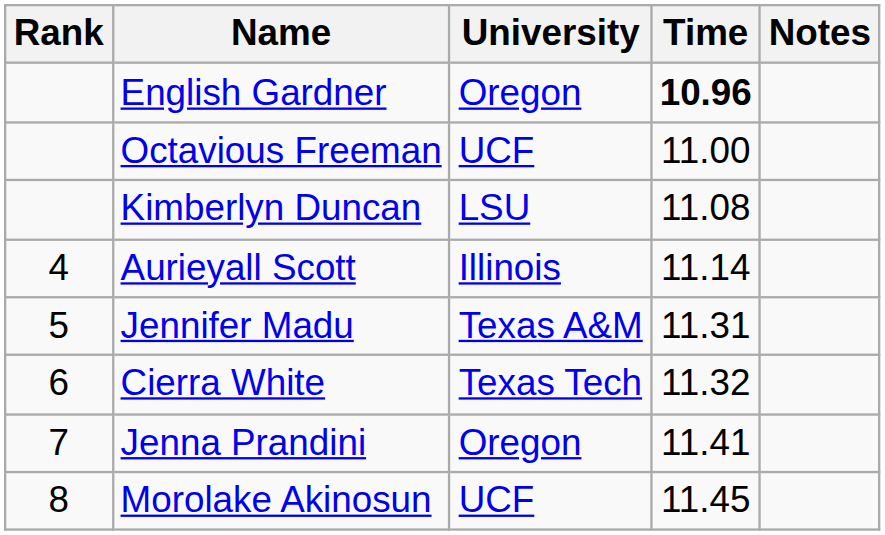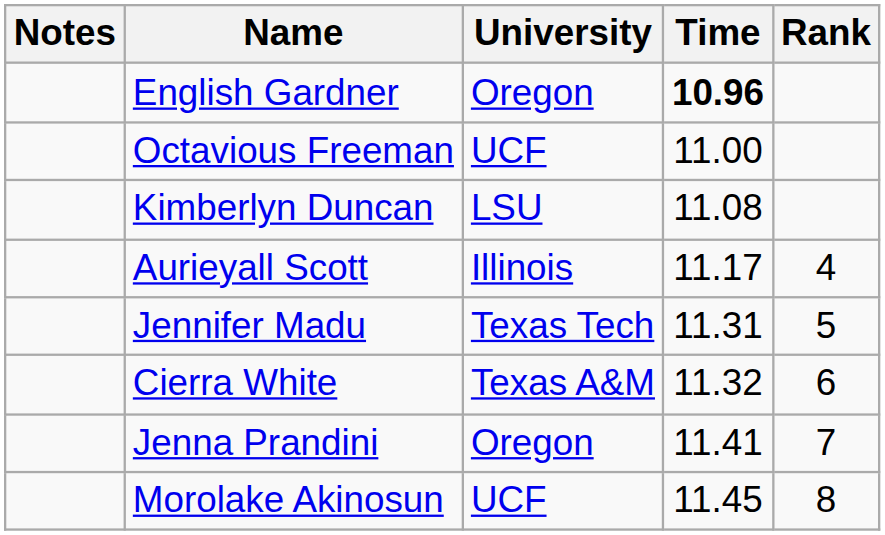columns swapped: (59, 33) <-> (820, 33)
(706, 267) 11.14 -> (718, 267) 11.17
(551, 325) Texas A&M -> (563, 325) Texas Tech
(550, 383) Texas Tech -> (563, 383) Texas A&M
